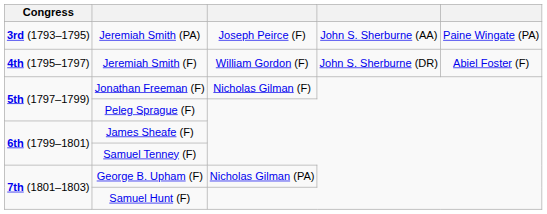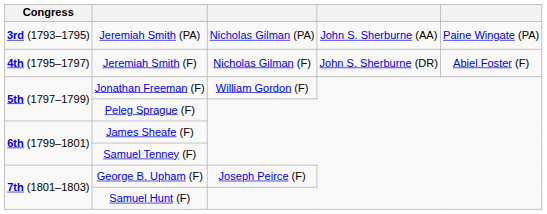(262, 35) Joseph Peirce (F) -> (262, 35) Nicholas Gilman (PA)
(262, 63) William Gordon (F) -> (262, 63) Nicholas Gilman (F)
(262, 88) Nicholas Gilman (F) -> (262, 88) William Gordon (F)
(262, 176) Nicholas Gilman (PA) -> (262, 176) Joseph Peirce (F)
